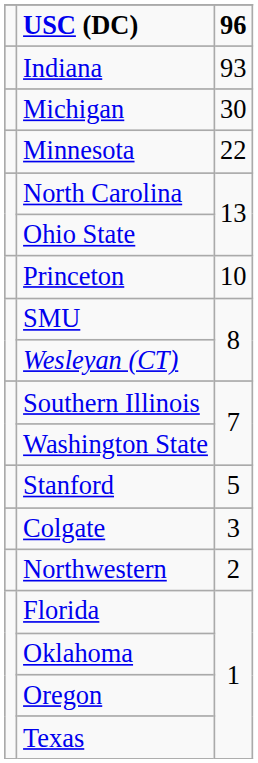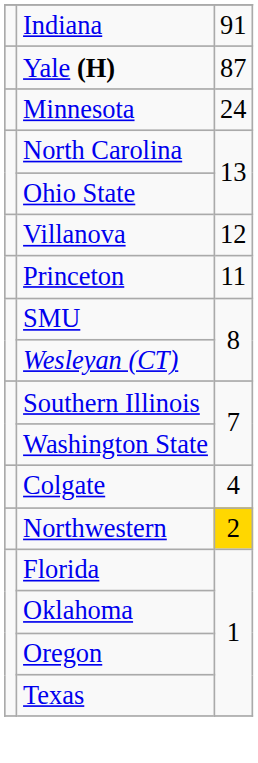- row: (81, 25)
(233, 67) 93 -> (233, 25) 91
+ row: (69, 67)
- row: (74, 109)
(233, 151) 22 -> (233, 109) 24
+ row: (74, 234)
(233, 276) 10 -> (233, 276) 11
- row: (69, 485)
(233, 527) 3 -> (233, 485) 4
(233, 569) no background -> (233, 527) gold background
